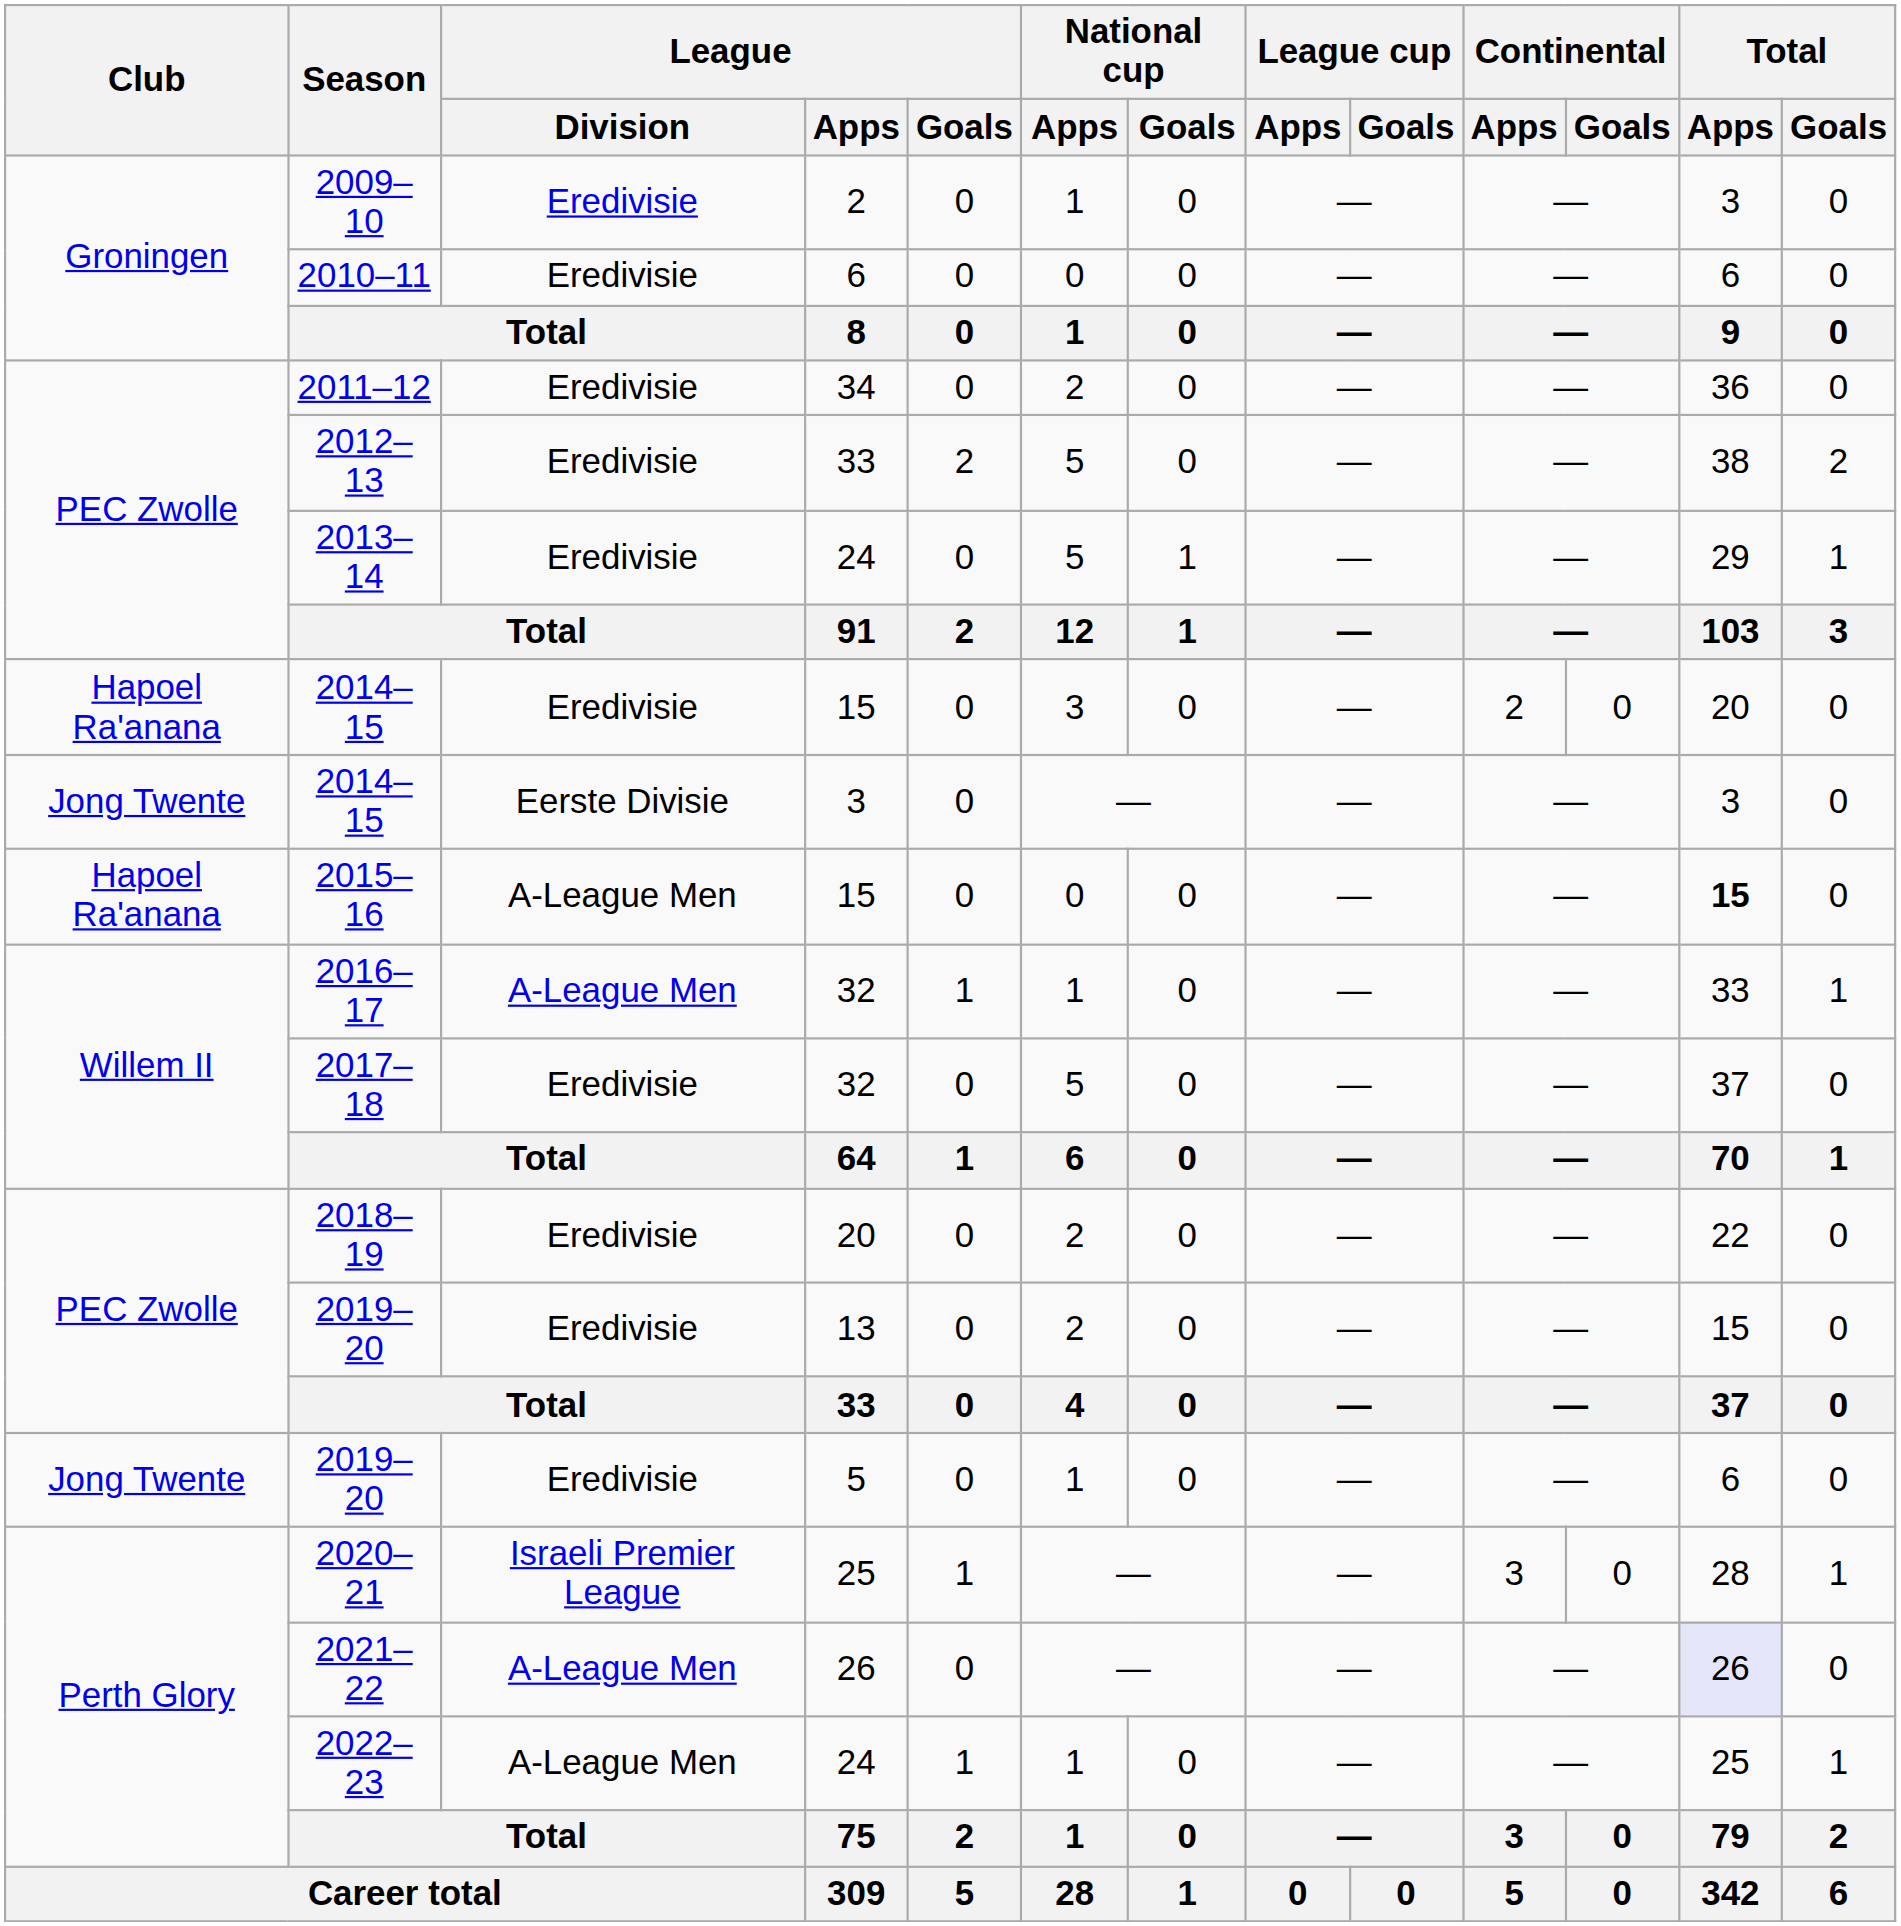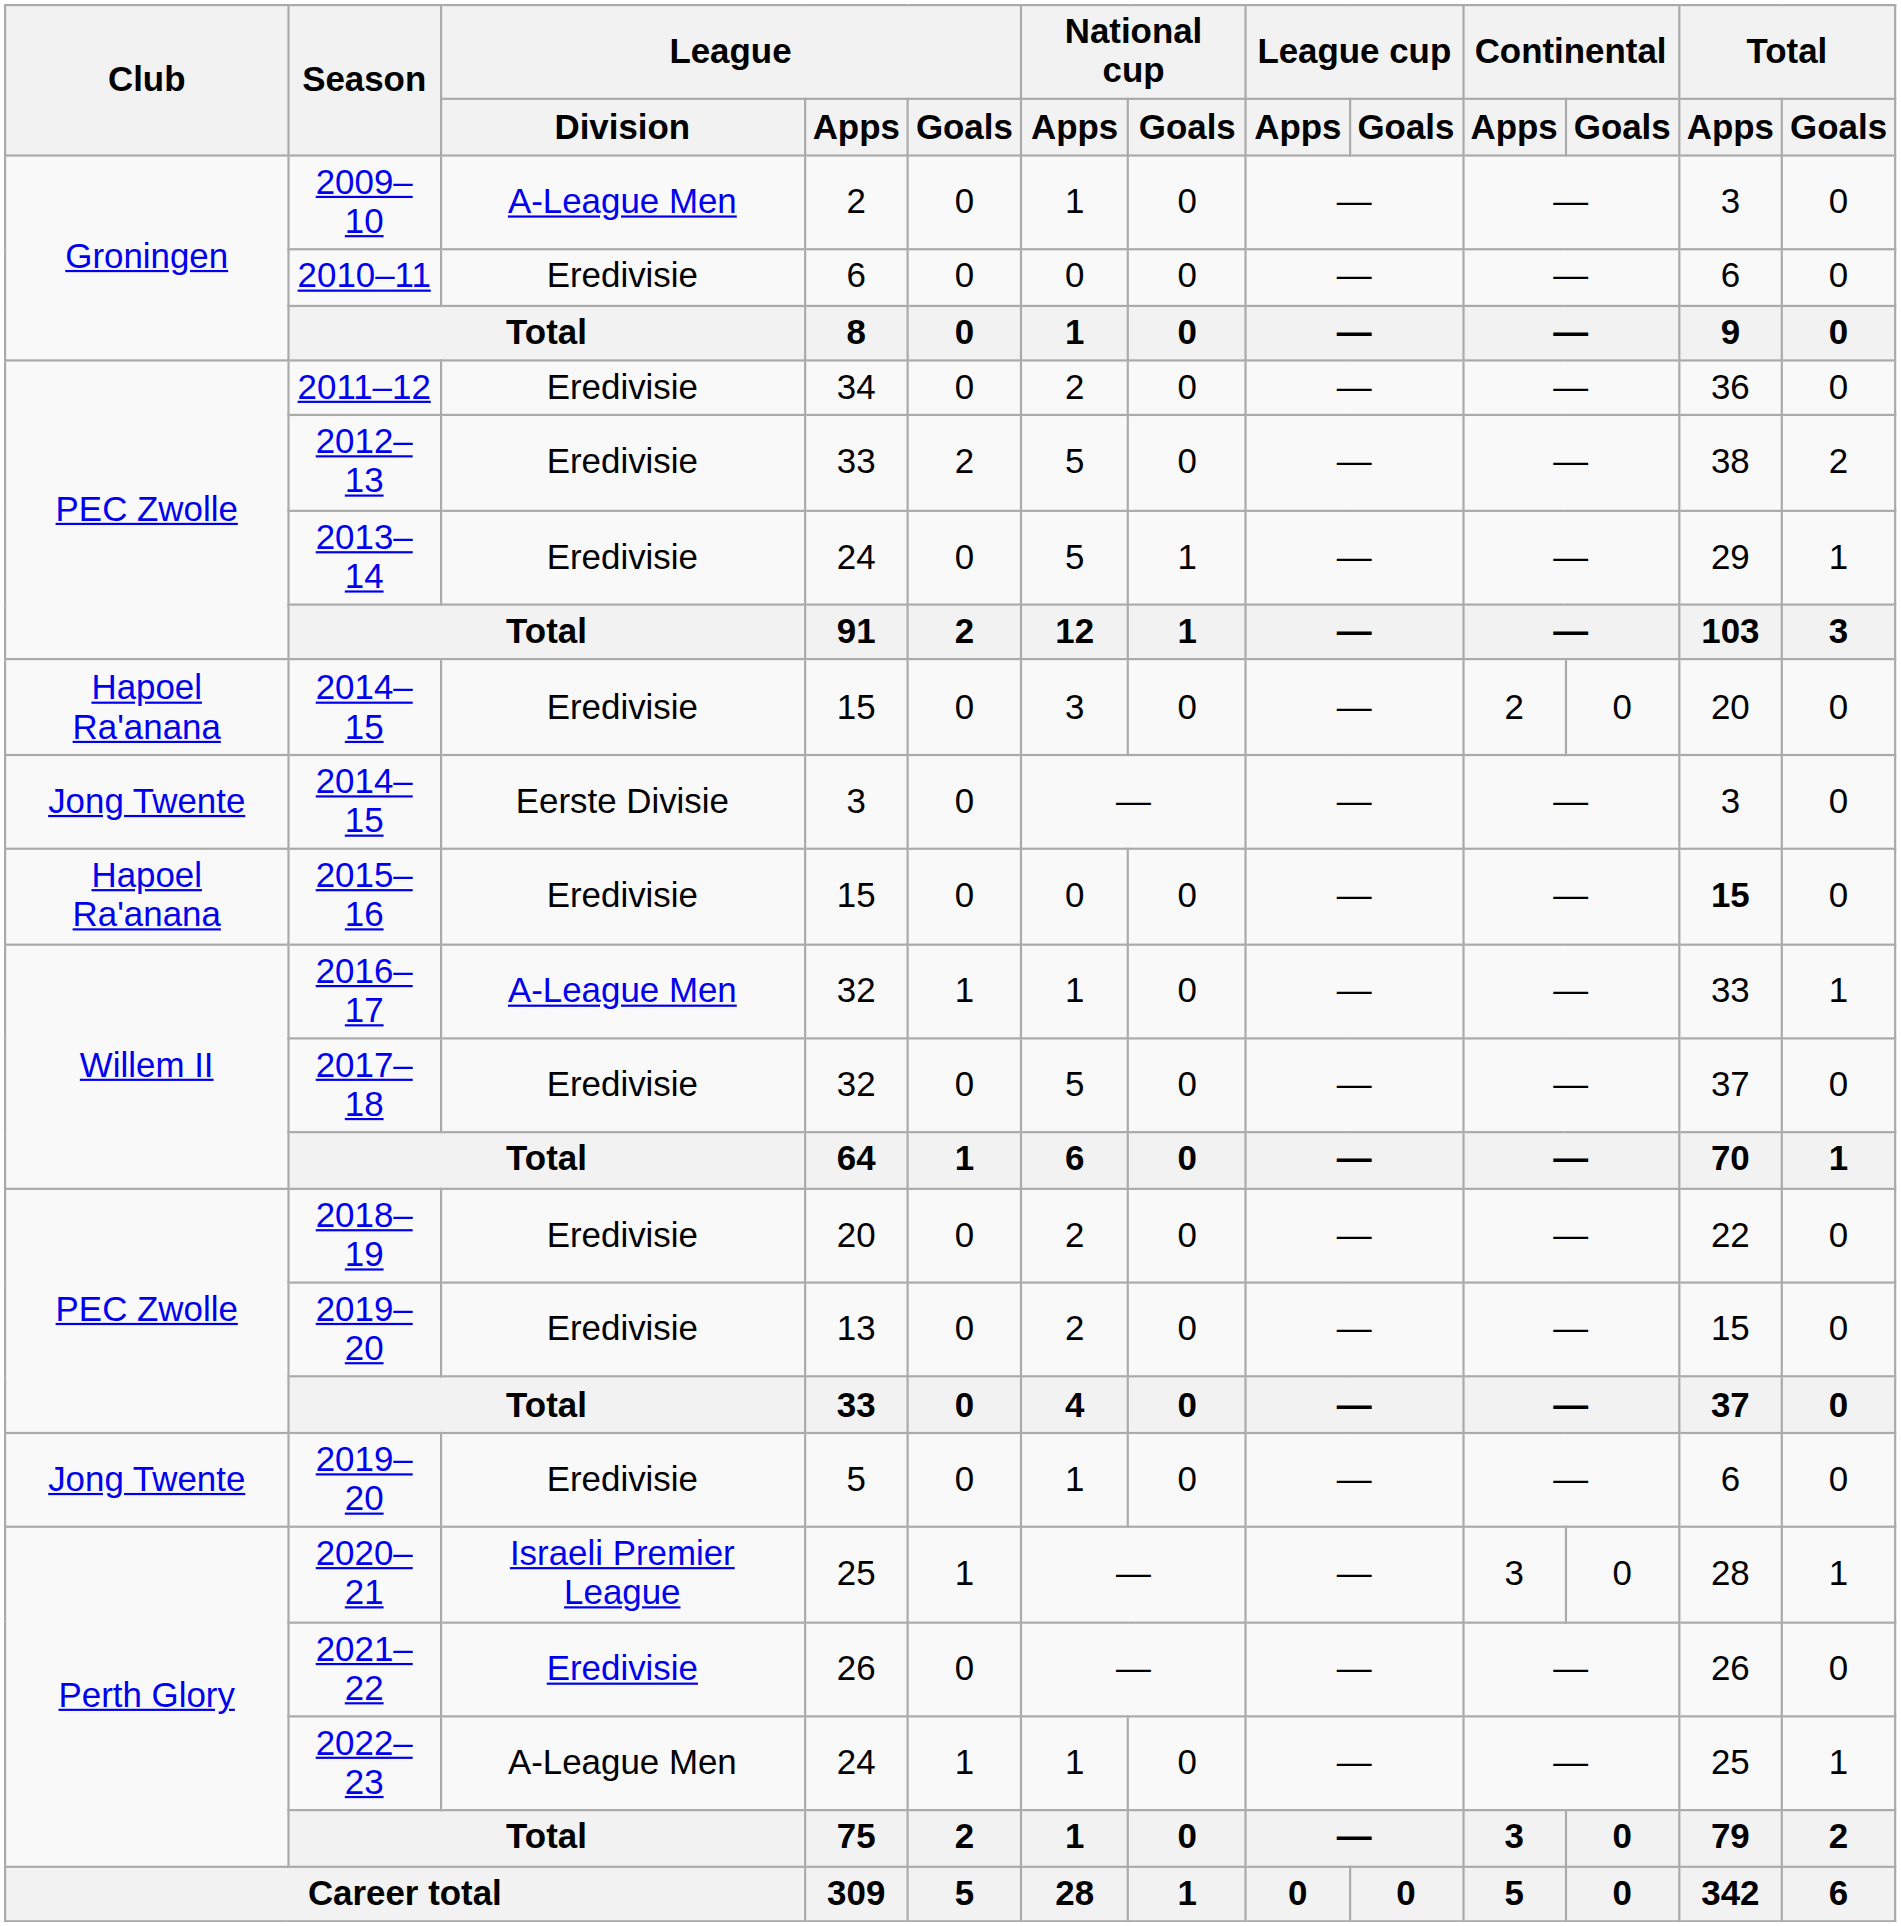(622, 201) Eredivisie -> (622, 201) A-League Men
(622, 895) A-League Men -> (622, 895) Eredivisie
(622, 1668) A-League Men -> (622, 1668) Eredivisie
(1730, 1668) lavender background -> (1730, 1668) no background
